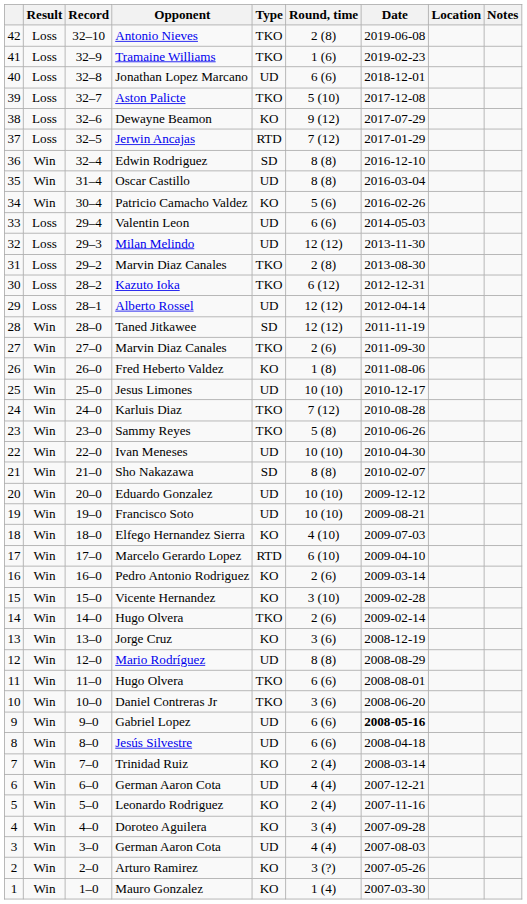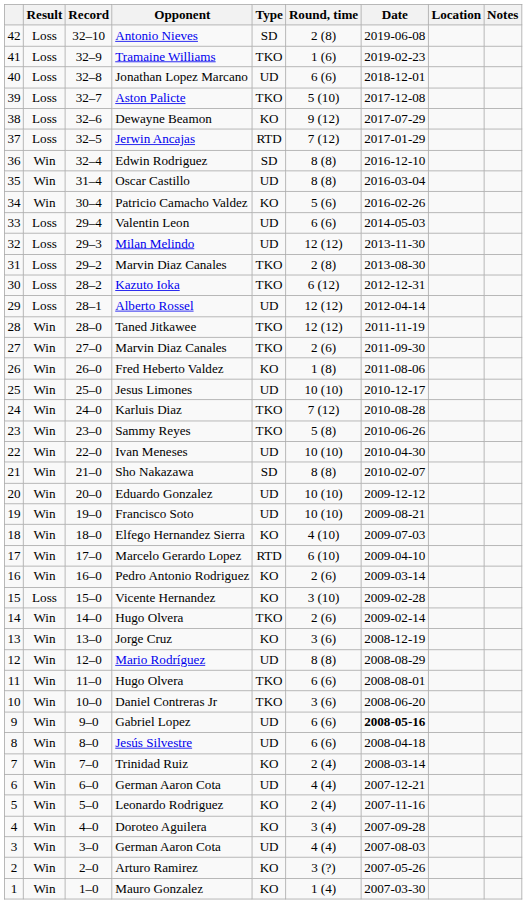(269, 35) TKO -> (269, 35) SD
(269, 327) SD -> (269, 327) TKO
(44, 597) Win -> (44, 597) Loss
